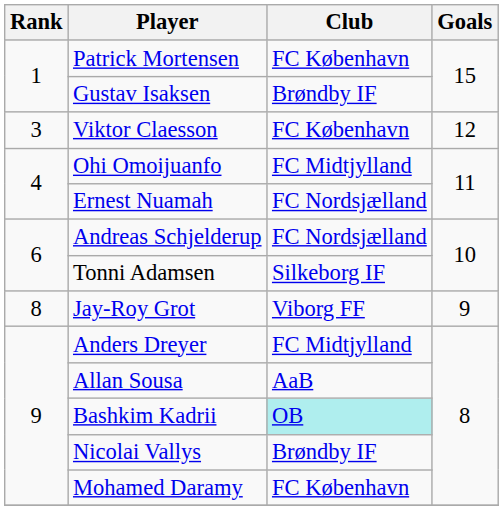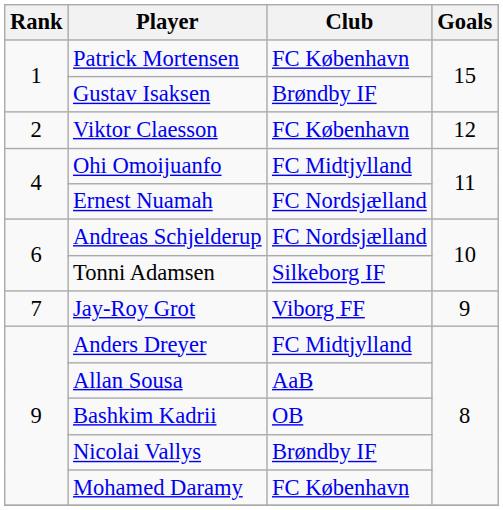(36, 129) 3 -> (36, 129) 2
(36, 308) 8 -> (36, 308) 7
(288, 415) paleturquoise background -> (288, 415) no background
